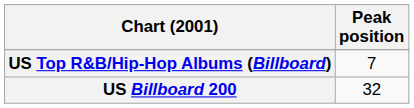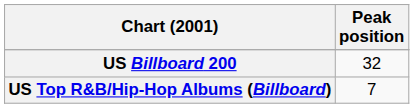rows swapped: (170, 90) <-> (170, 63)
